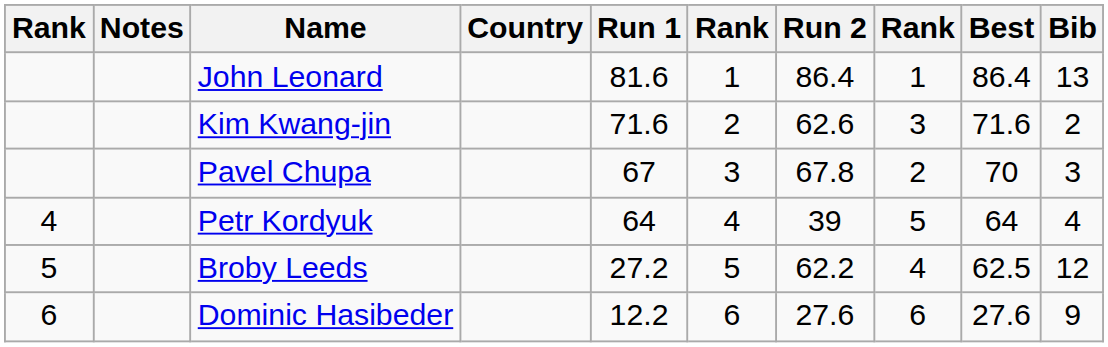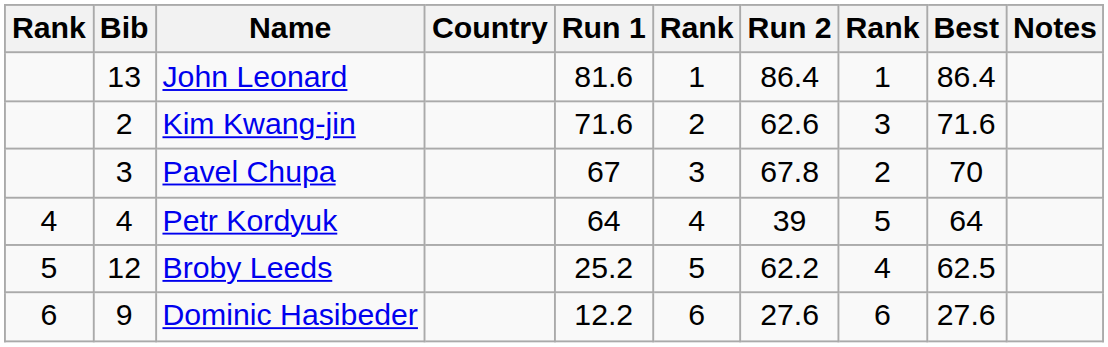columns swapped: (1073, 28) <-> (142, 28)
(639, 268) 27.2 -> (604, 268) 25.2
